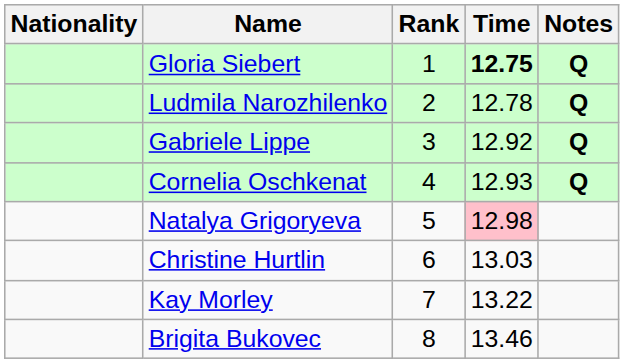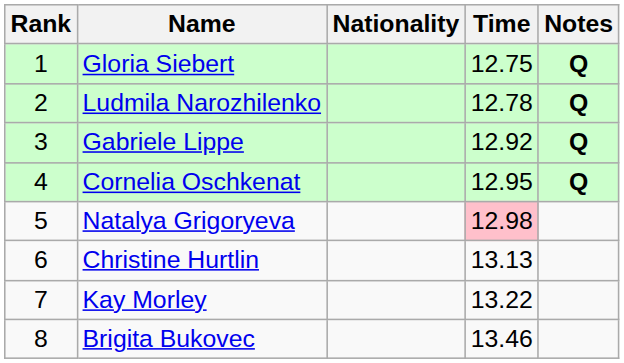columns swapped: (429, 24) <-> (74, 24)
(502, 63) bold -> (502, 63) normal
(502, 181) 12.93 -> (502, 181) 12.95
(502, 260) 13.03 -> (502, 260) 13.13
